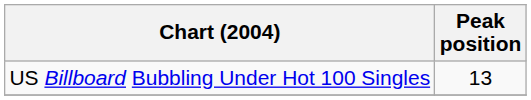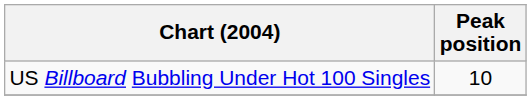(481, 77) 13 -> (481, 77) 10
